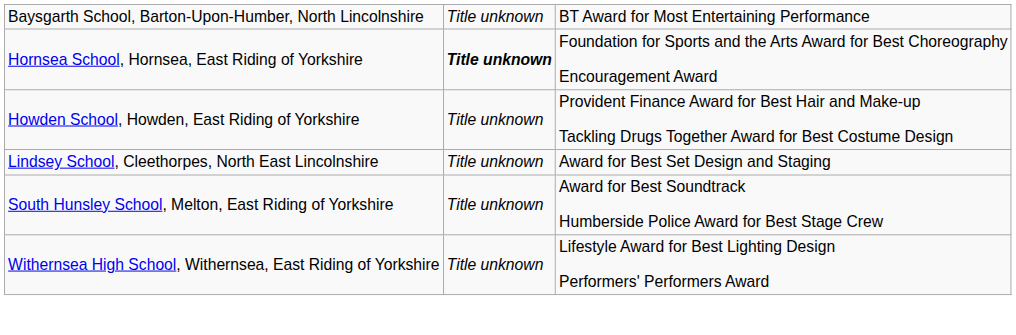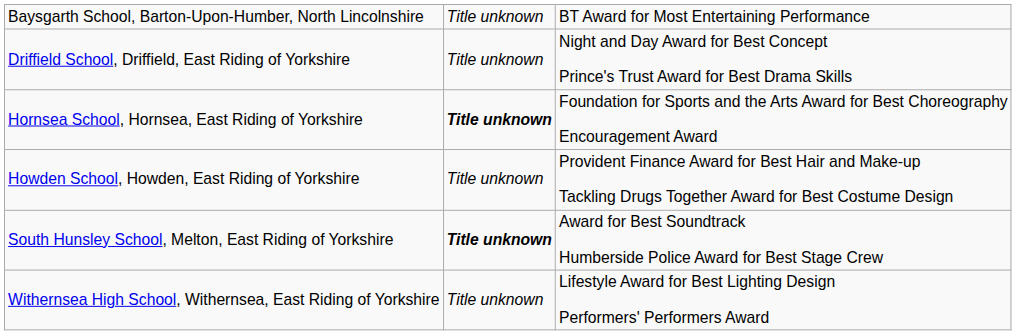+ row: (179, 59)
- row: (193, 162)
(495, 204) normal -> (499, 239) bold
